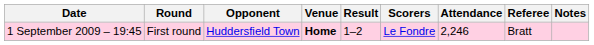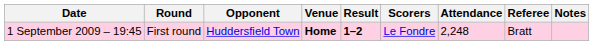(353, 31) normal -> (353, 31) bold
(455, 31) 2,246 -> (455, 31) 2,248
